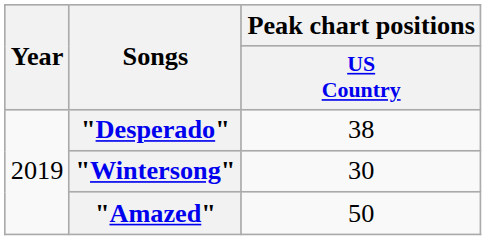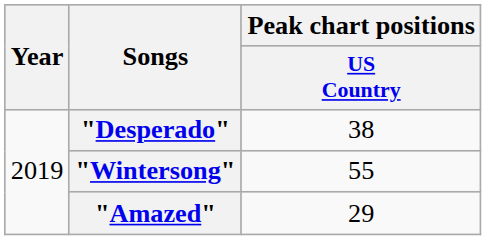(361, 171) 30 -> (361, 171) 55
(361, 212) 50 -> (361, 212) 29
